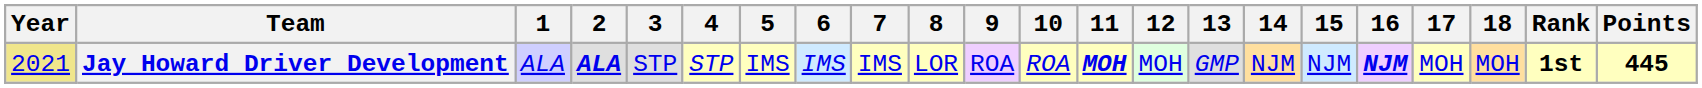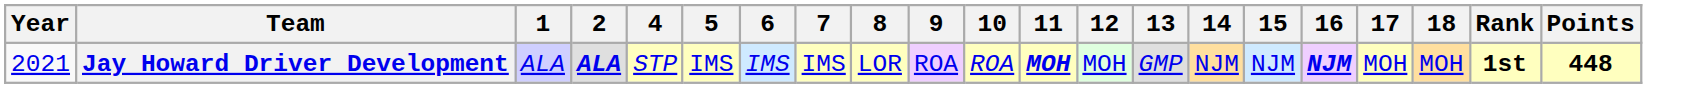- column: (655, 24)
(41, 63) khaki background -> (41, 63) no background
(1647, 63) 445 -> (1591, 63) 448
